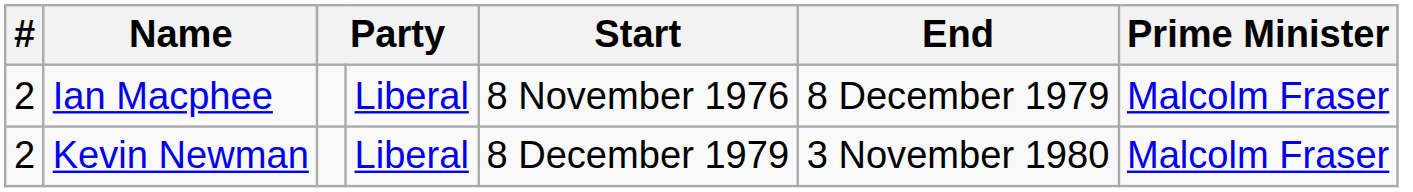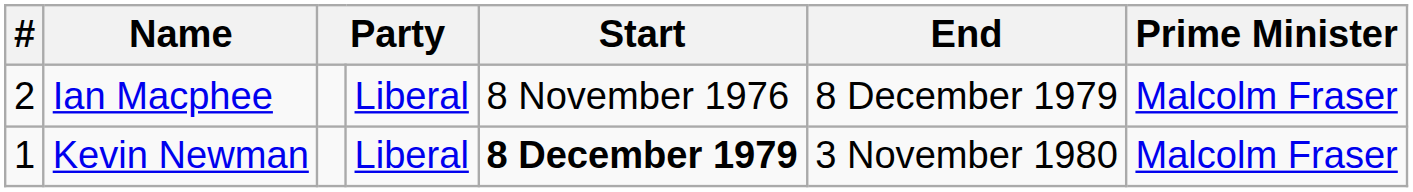(25, 155) 2 -> (25, 155) 1
(638, 155) normal -> (642, 155) bold
